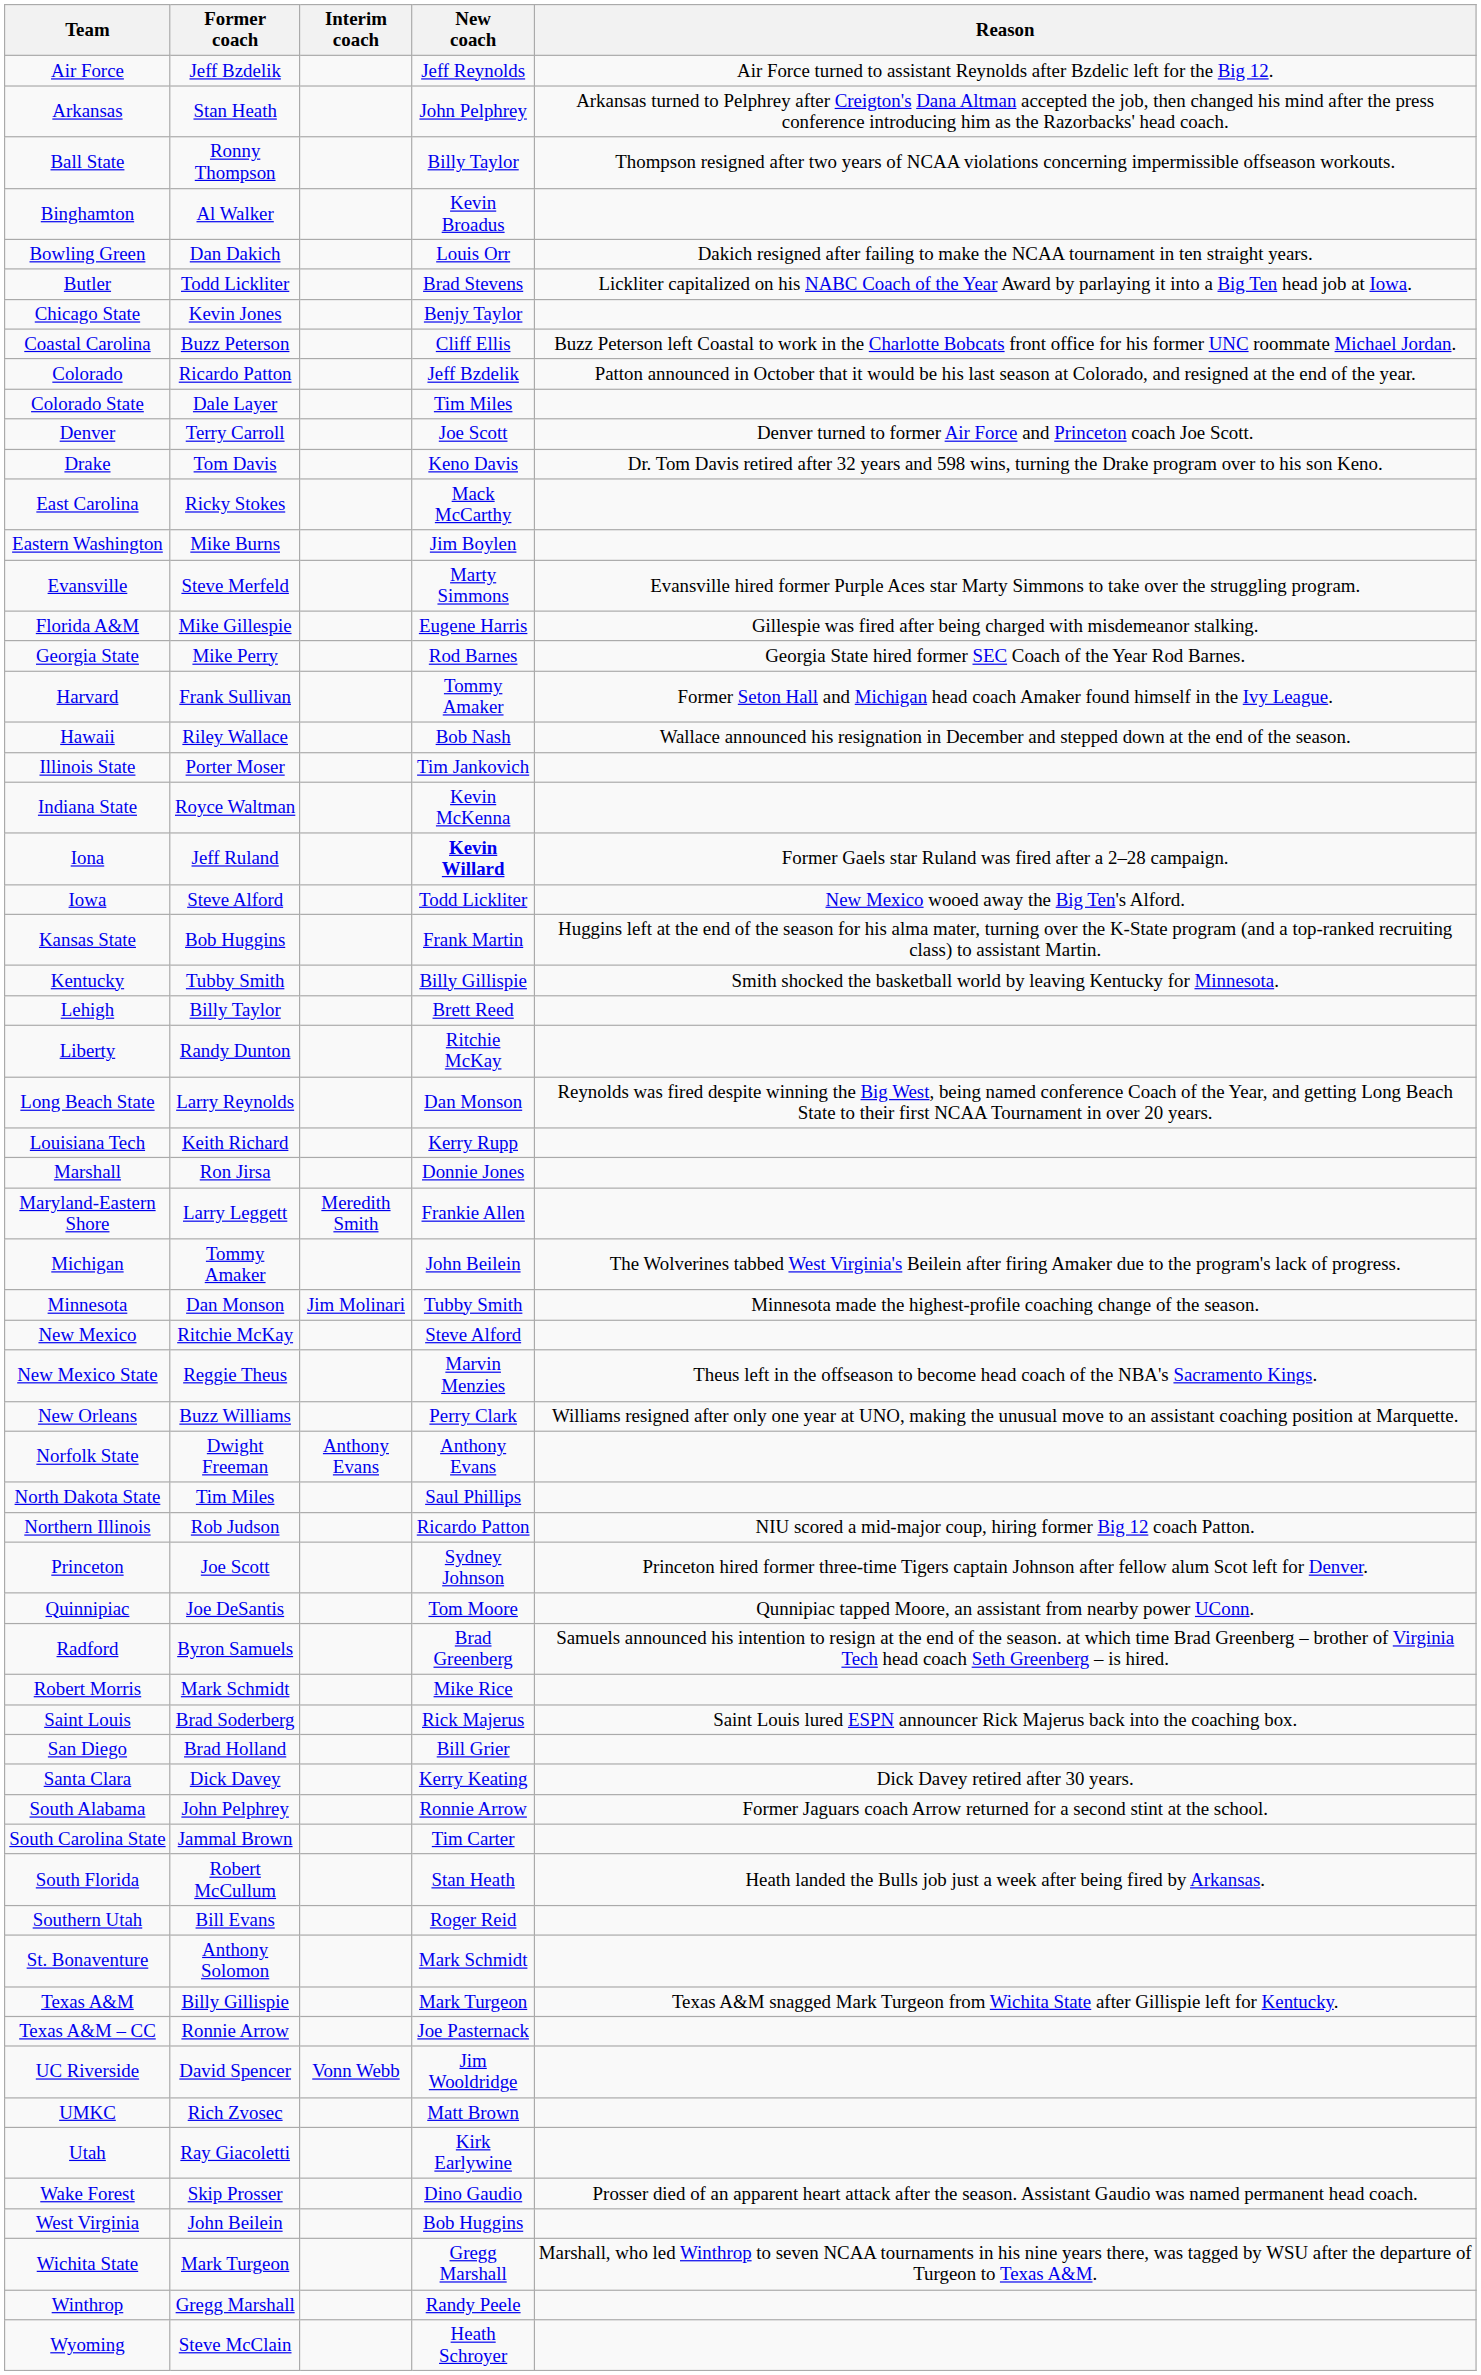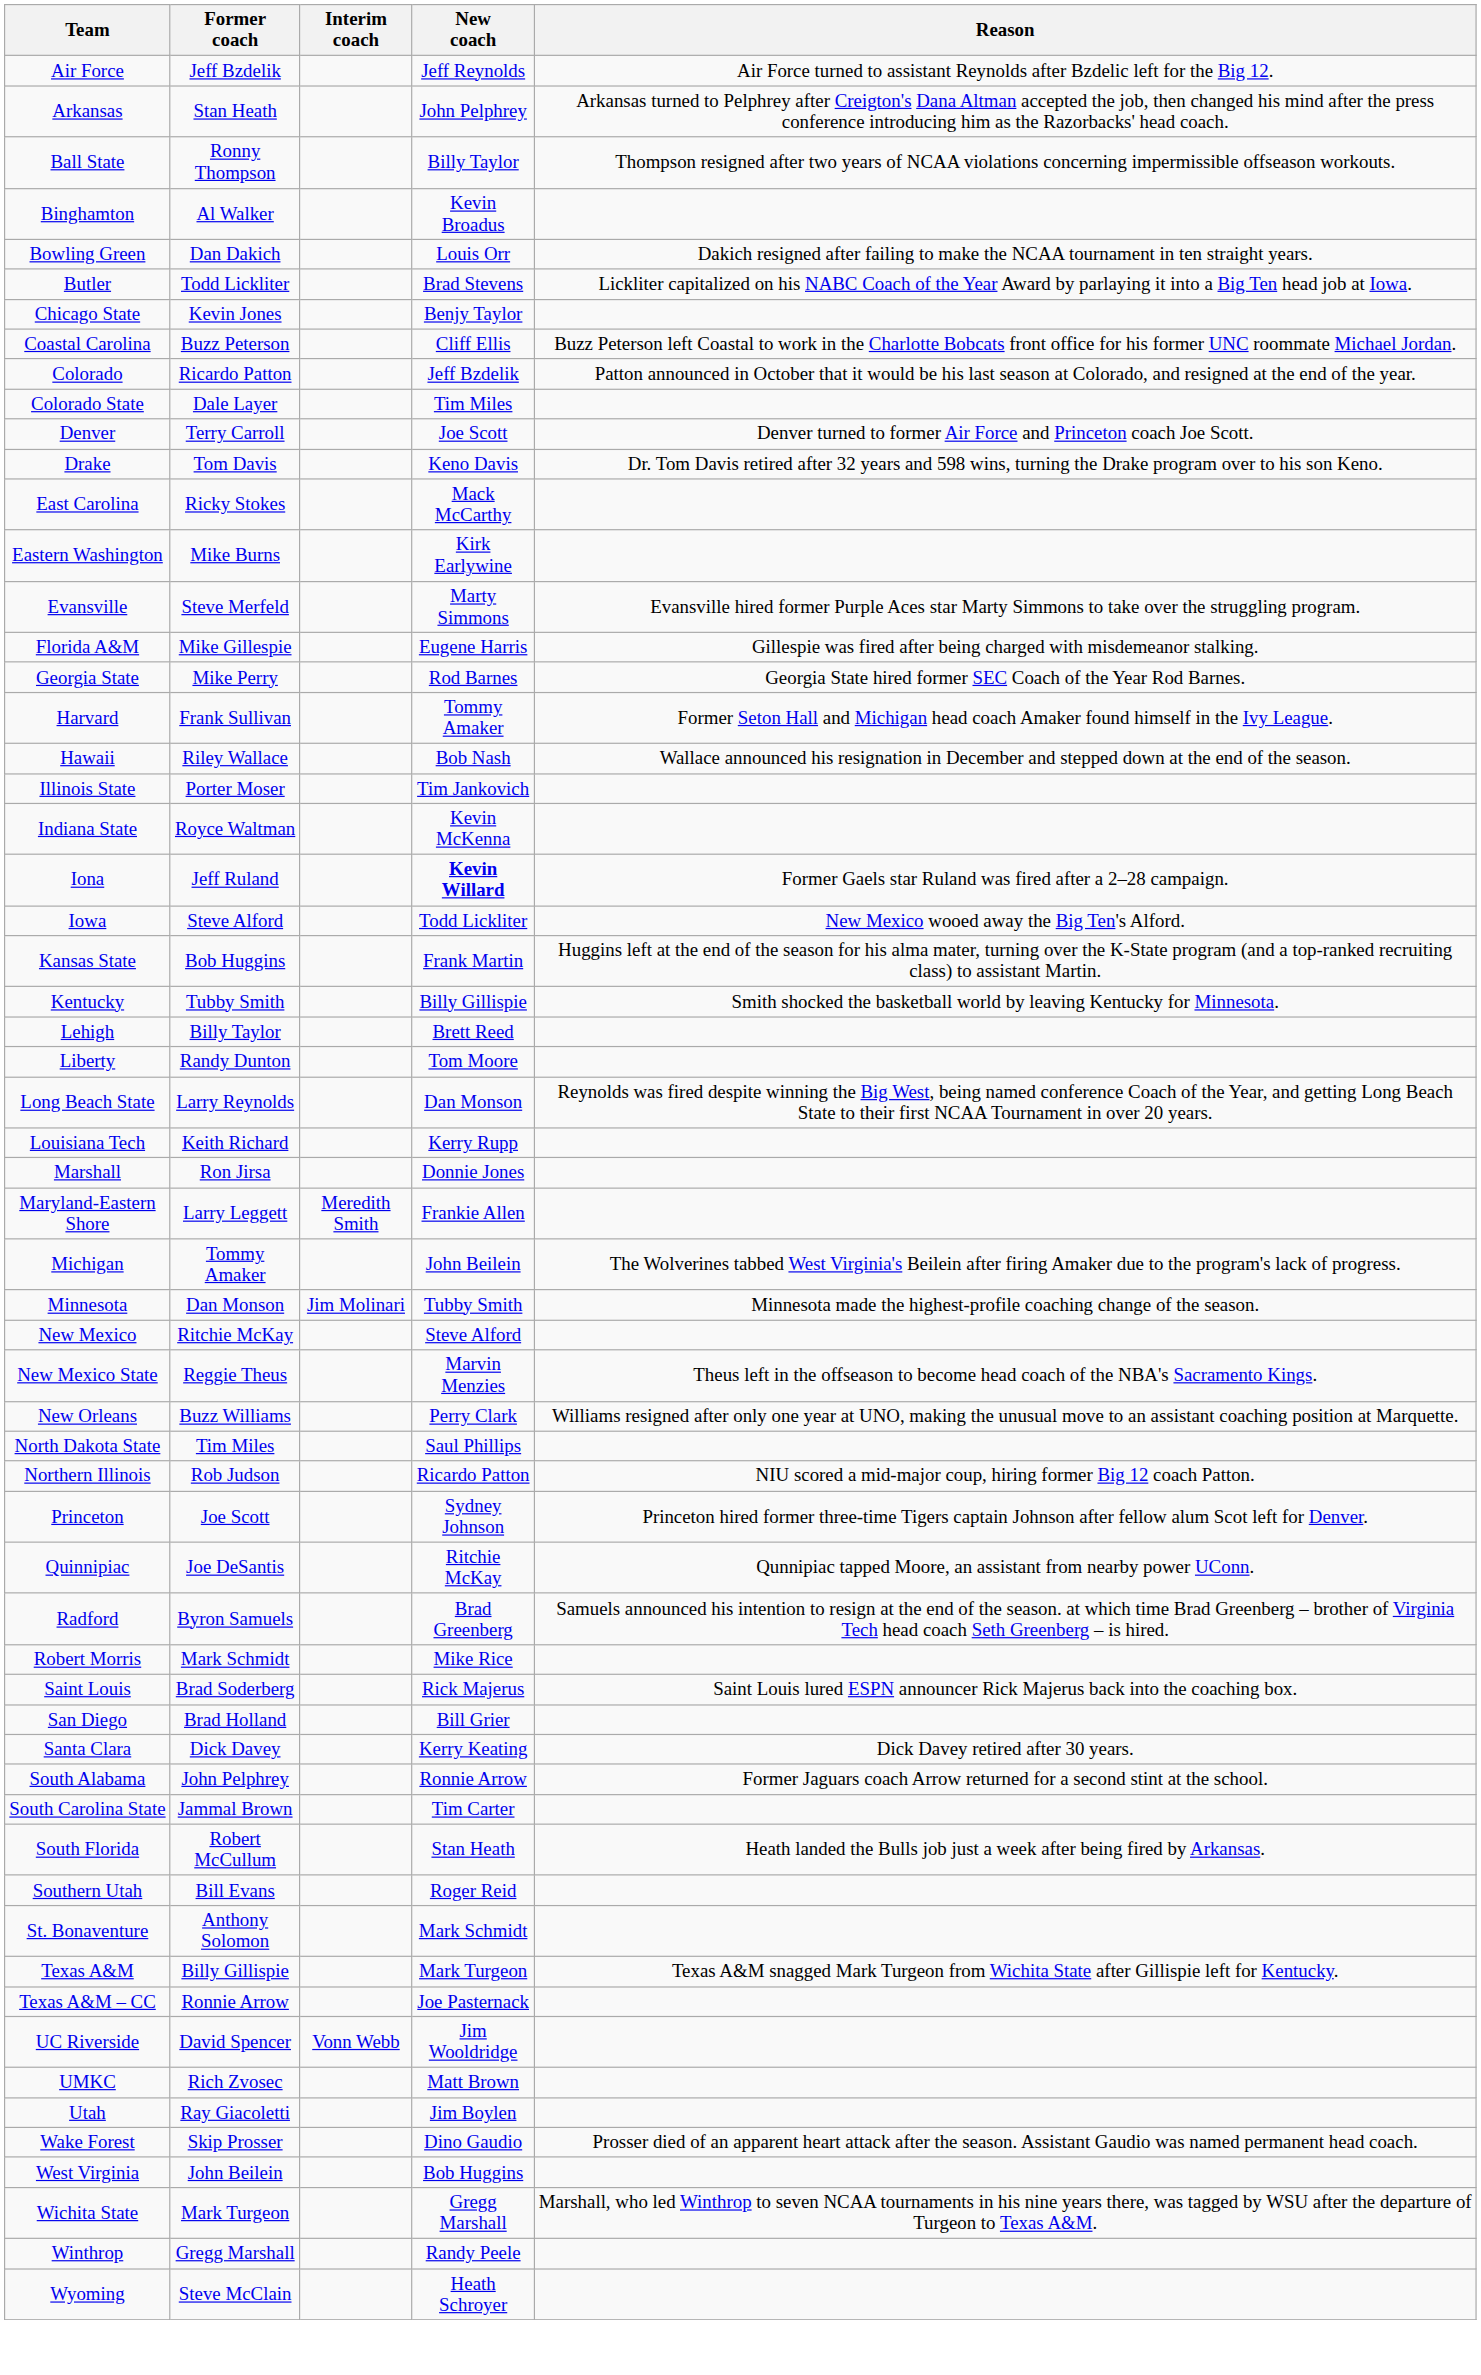(473, 544) Jim Boylen -> (473, 555) Kirk Earlywine
(473, 1050) Ritchie McKay -> (473, 1061) Tom Moore
- row: (87, 1456)
(473, 1608) Tom Moore -> (473, 1567) Ritchie McKay
(473, 2152) Kirk Earlywine -> (473, 2112) Jim Boylen
